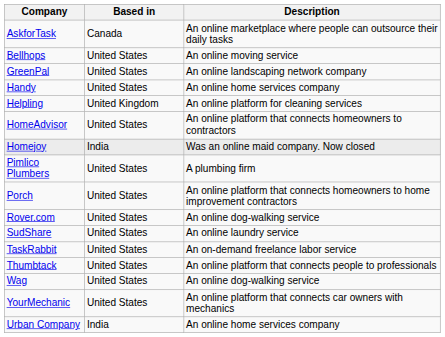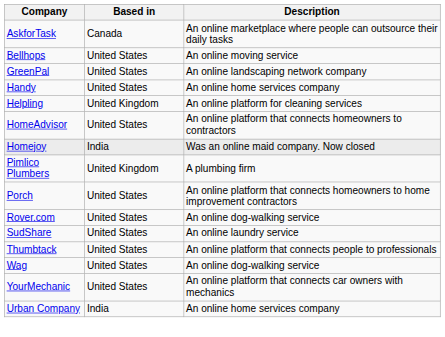(117, 168) United States -> (123, 168) United Kingdom
- row: (32, 249)
